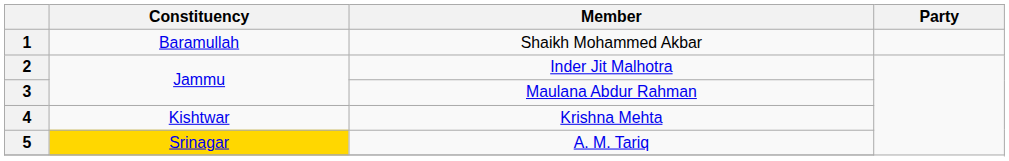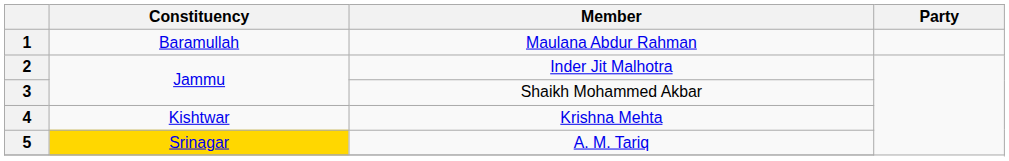(611, 42) Shaikh Mohammed Akbar -> (611, 42) Maulana Abdur Rahman
(611, 92) Maulana Abdur Rahman -> (611, 92) Shaikh Mohammed Akbar
